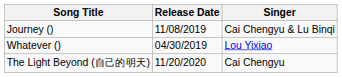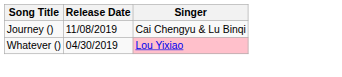(248, 45) no background -> (159, 45) pink background
- row: (78, 62)
